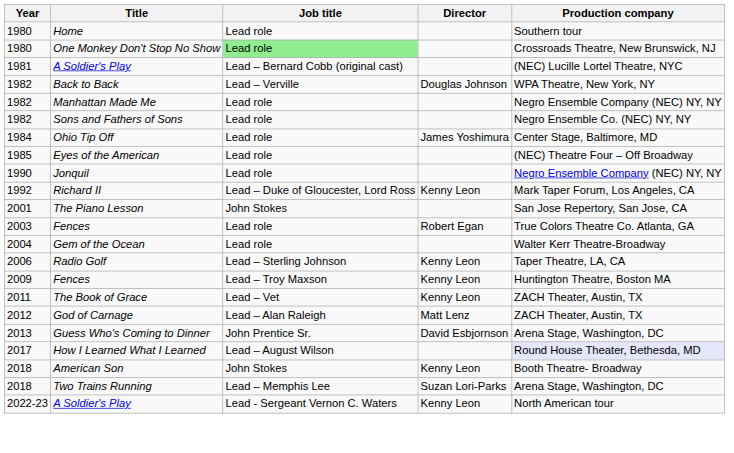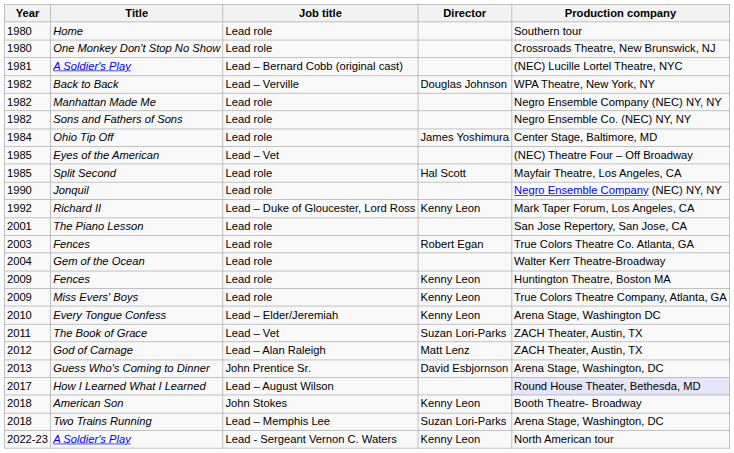(249, 48) lightgreen background -> (249, 48) no background
(249, 155) Lead role -> (252, 155) Lead – Vet
+ row: (19, 173)
(256, 208) John Stokes -> (249, 226) Lead role
- row: (19, 262)
(276, 279) Lead – Troy Maxson -> (249, 279) Lead role
+ row: (19, 297)
+ row: (19, 315)
(450, 297) Kenny Leon -> (463, 333) Suzan Lori-Parks
